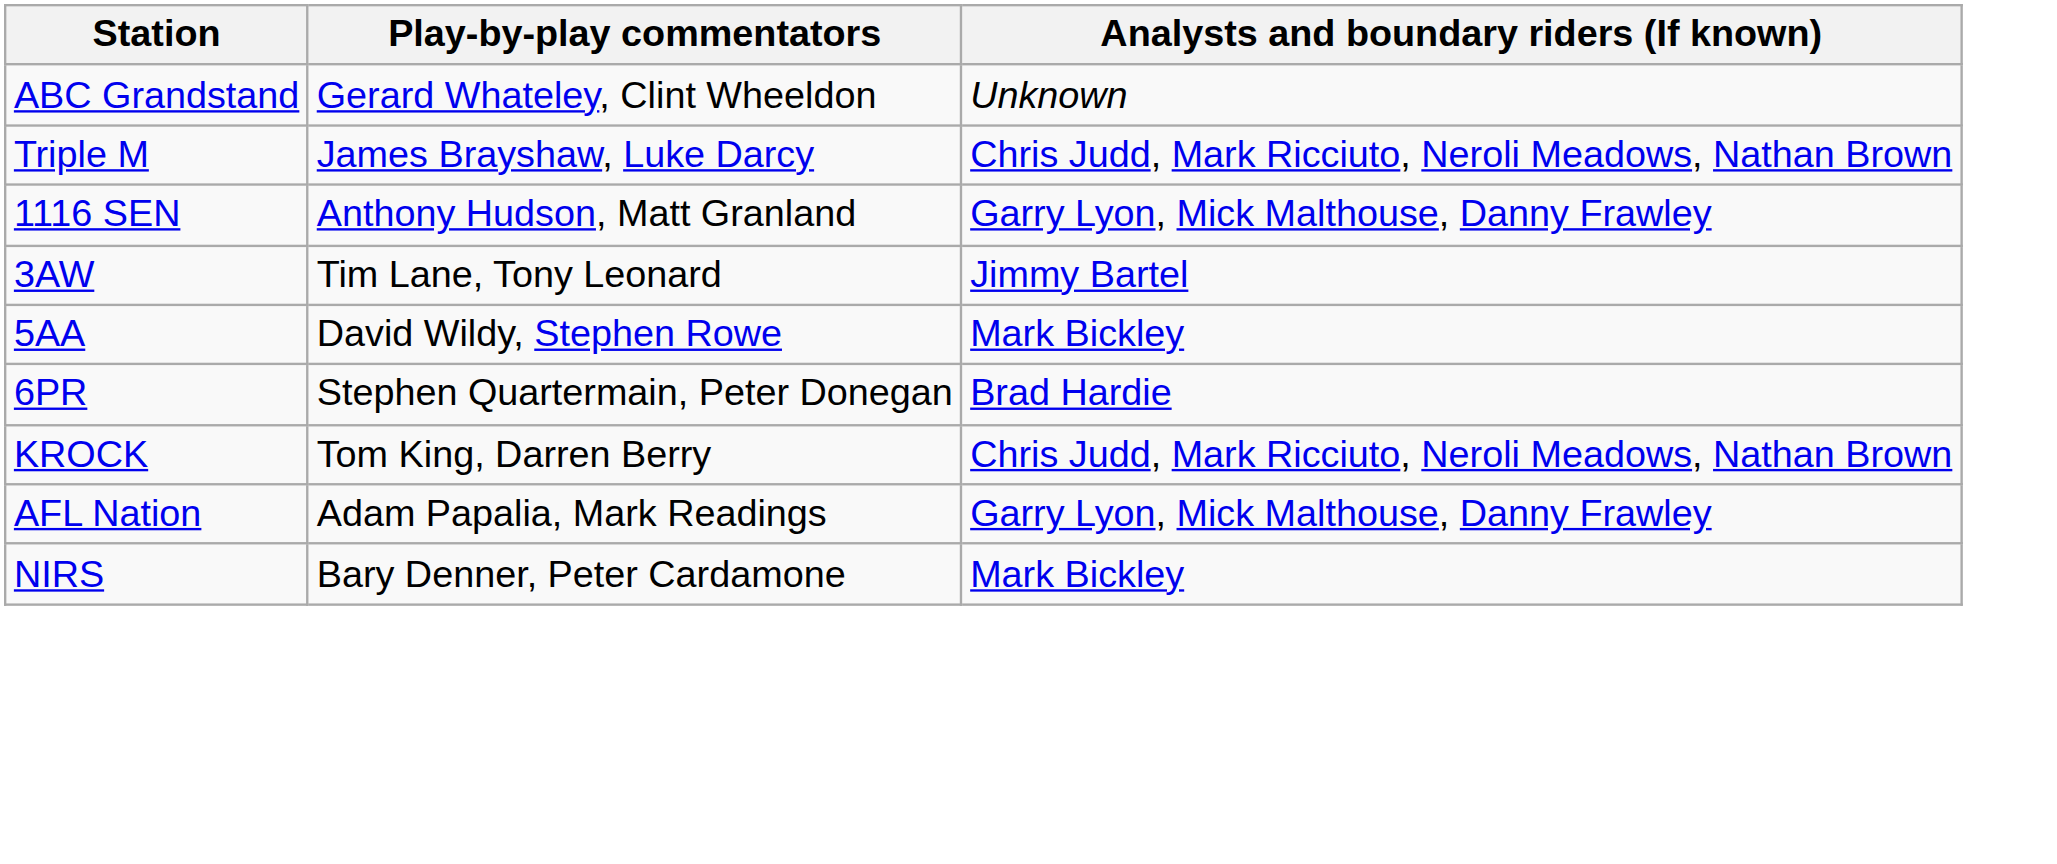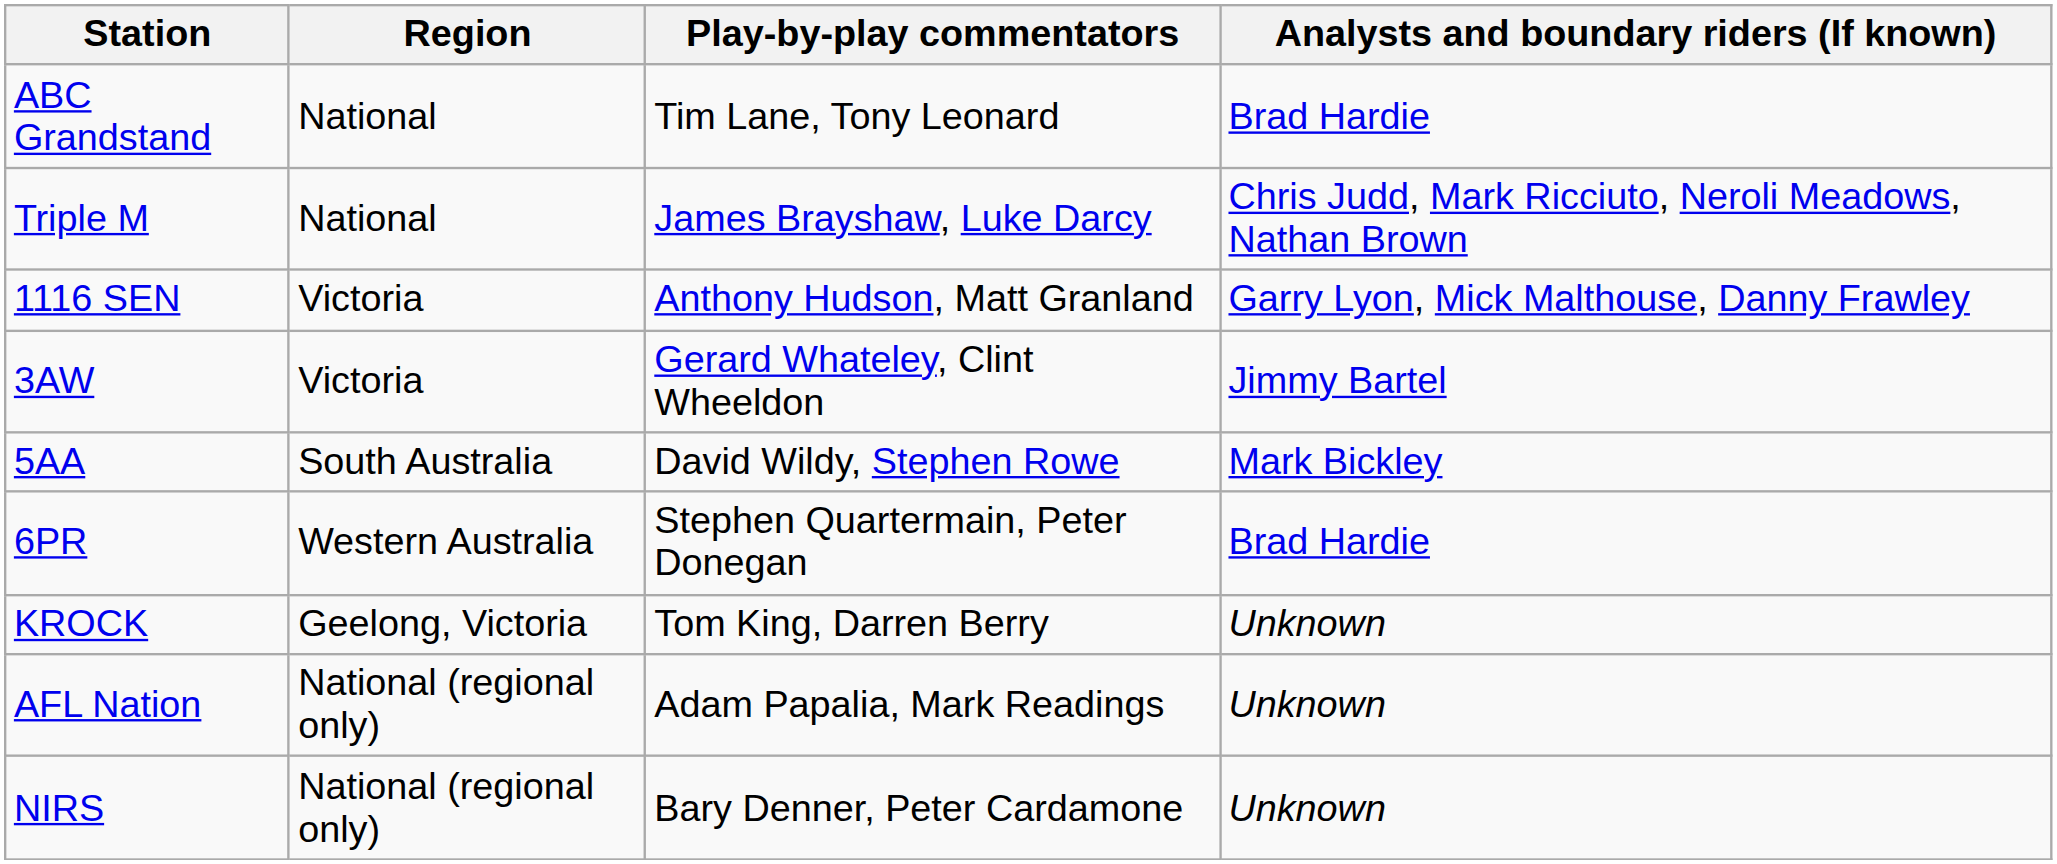+ column: (468, 34)
(597, 94) Gerard Whateley, Clint Wheeldon -> (857, 115) Tim Lane, Tony Leonard
(1049, 94) Unknown -> (1329, 115) Brad Hardie
(519, 273) Tim Lane, Tony Leonard -> (844, 380) Gerard Whateley, Clint Wheeldon
(1461, 453) Chris Judd, Mark Ricciuto, Neroli Meadows, Nathan Brown -> (1307, 623) Unknown
(1341, 513) Garry Lyon, Mick Malthouse, Danny Frawley -> (1307, 704) Unknown
(1077, 573) Mark Bickley -> (1307, 807) Unknown
